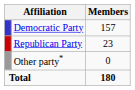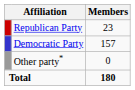rows swapped: (48, 43) <-> (48, 28)
